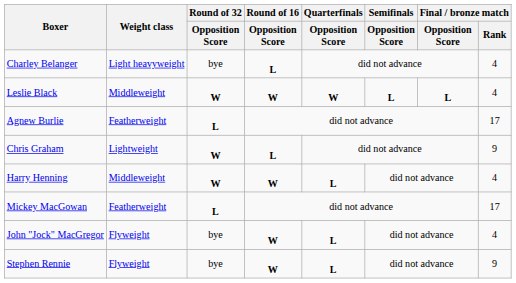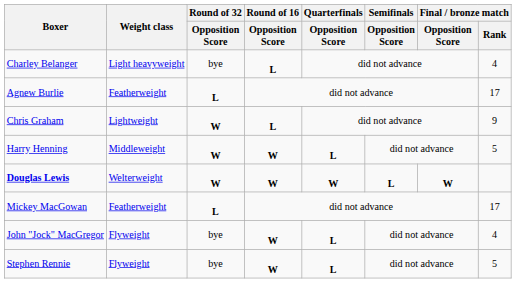- row: (32, 92)
(495, 178) 4 -> (495, 149) 5
+ row: (38, 178)
(495, 263) 9 -> (495, 263) 5
